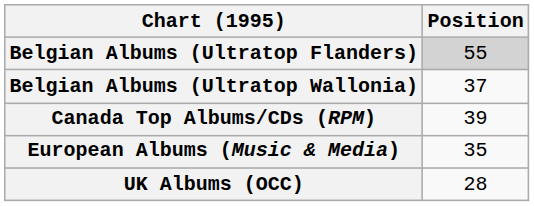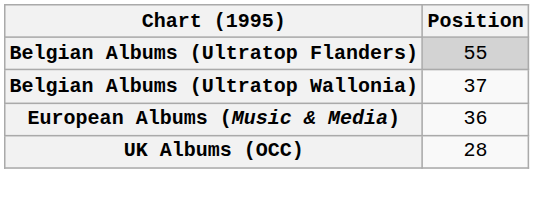- row: (214, 119)
(476, 152) 35 -> (476, 119) 36
